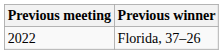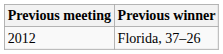(22, 37) 2022 -> (22, 37) 2012
